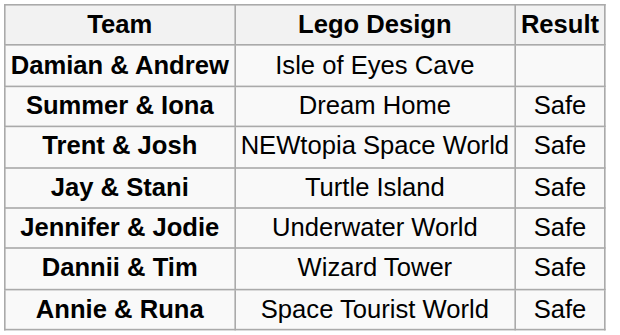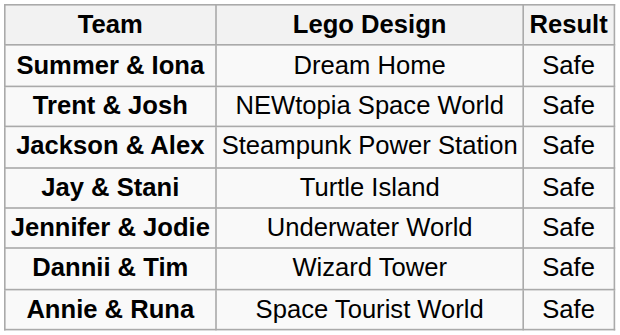- row: (120, 65)
+ row: (110, 146)
